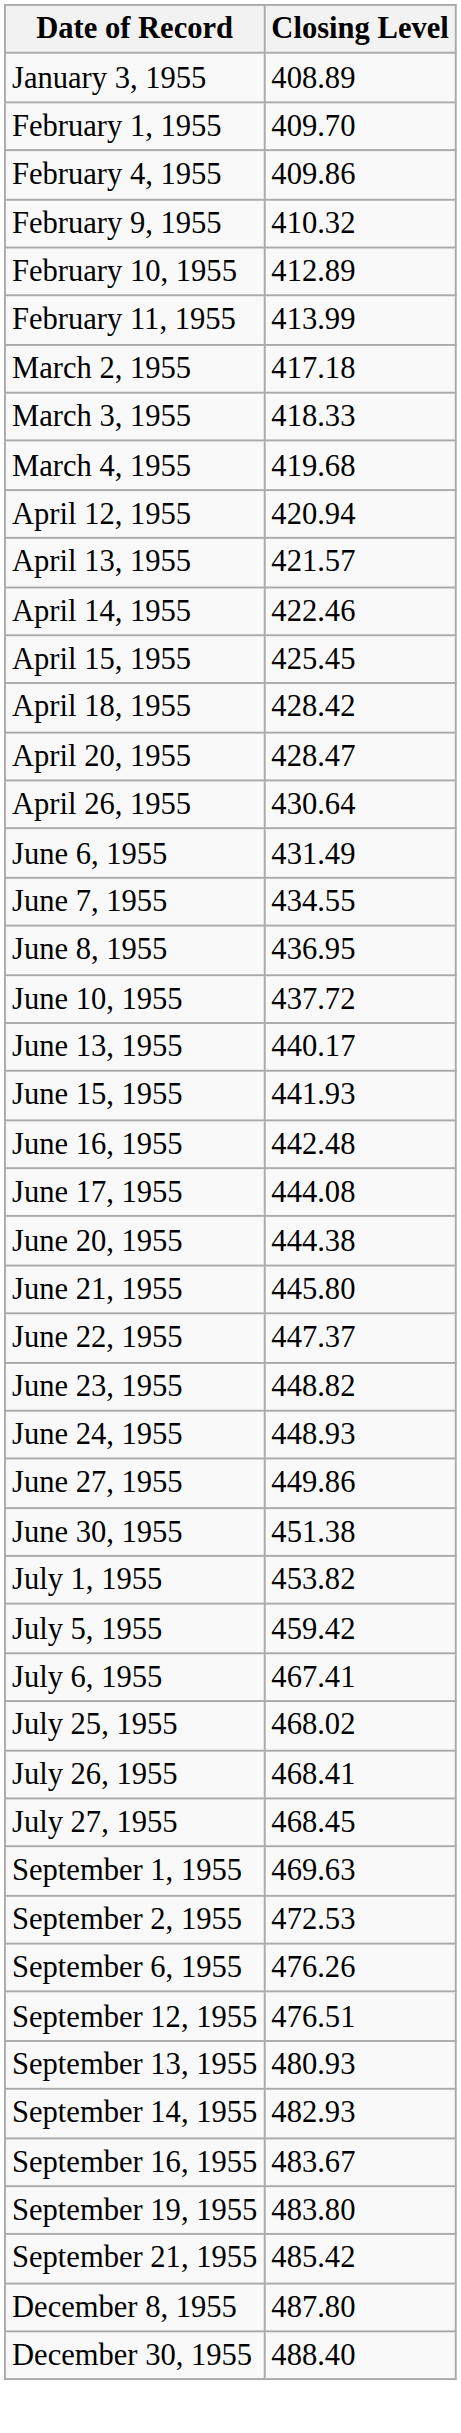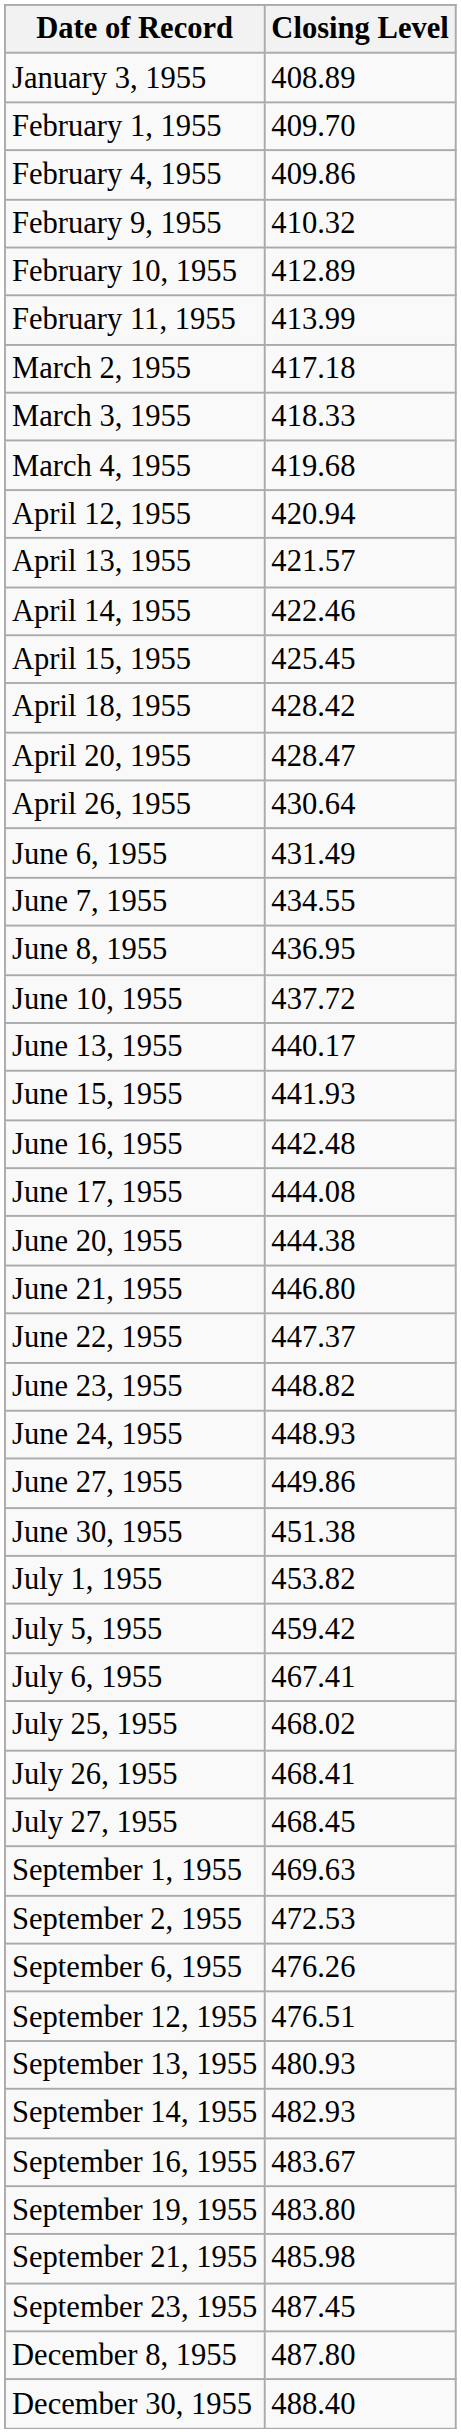(313, 1288) 445.80 -> (313, 1288) 446.80
(313, 2258) 485.42 -> (313, 2258) 485.98
+ row: (135, 2306)
